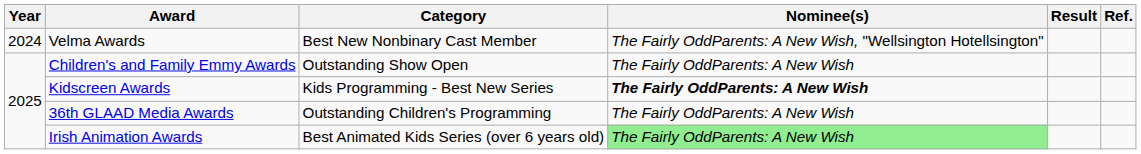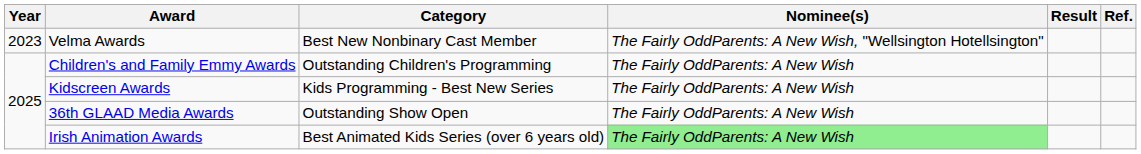(25, 40) 2024 -> (25, 40) 2023
(385, 64) Outstanding Show Open -> (427, 64) Outstanding Children's Programming
(740, 88) bold -> (733, 88) normal
(427, 112) Outstanding Children's Programming -> (385, 112) Outstanding Show Open
